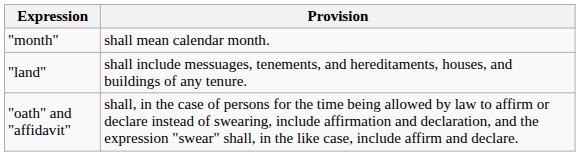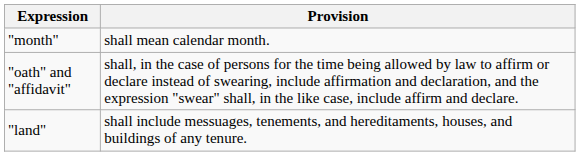rows swapped: (27, 72) <-> (40, 121)
